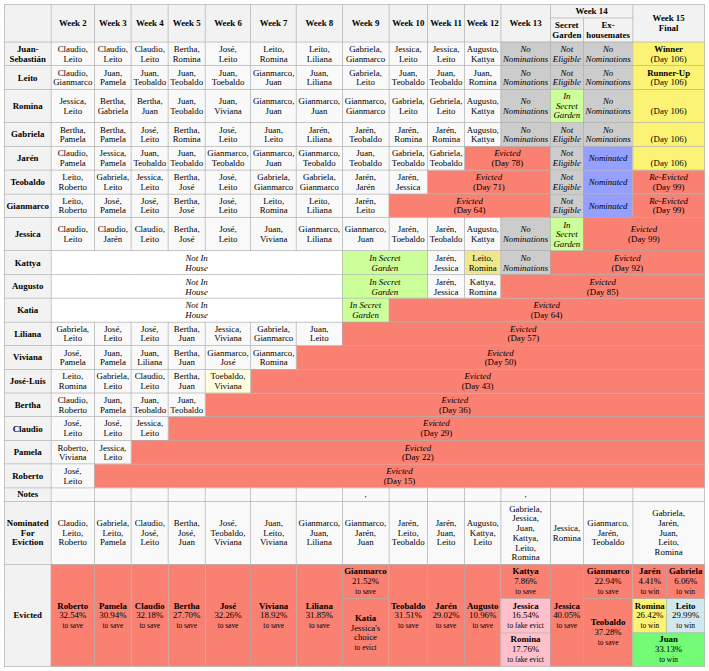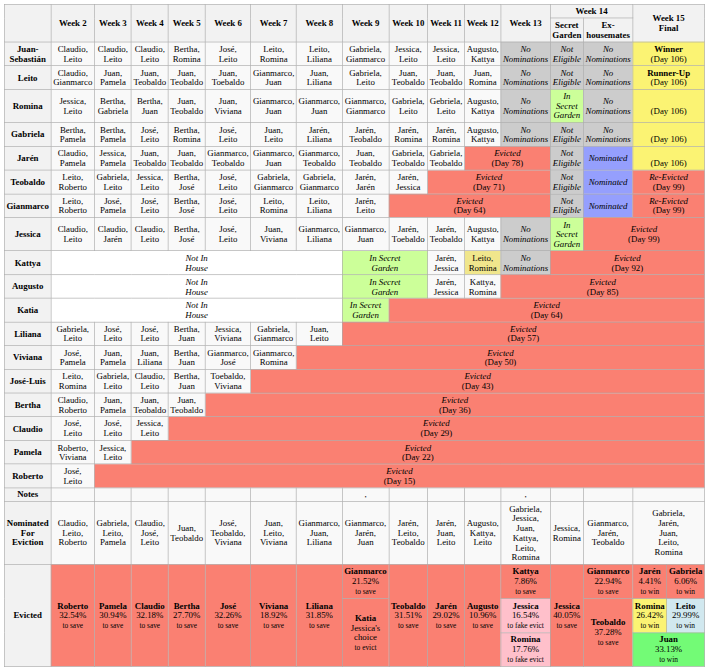(228, 381) lightyellow background -> (228, 381) no background
(187, 533) Bertha, José, Juan -> (187, 533) Juan, Teobaldo
